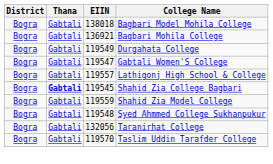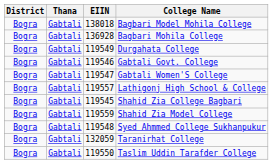(100, 37) 136921 -> (100, 37) 136928
+ row: (168, 62)
(65, 88) bold -> (65, 101) normal
(100, 127) 132056 -> (100, 140) 132059
(100, 140) 119570 -> (100, 153) 119550
